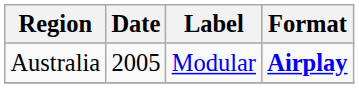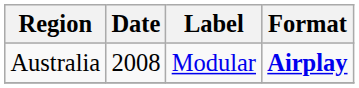(136, 62) 2005 -> (136, 62) 2008
